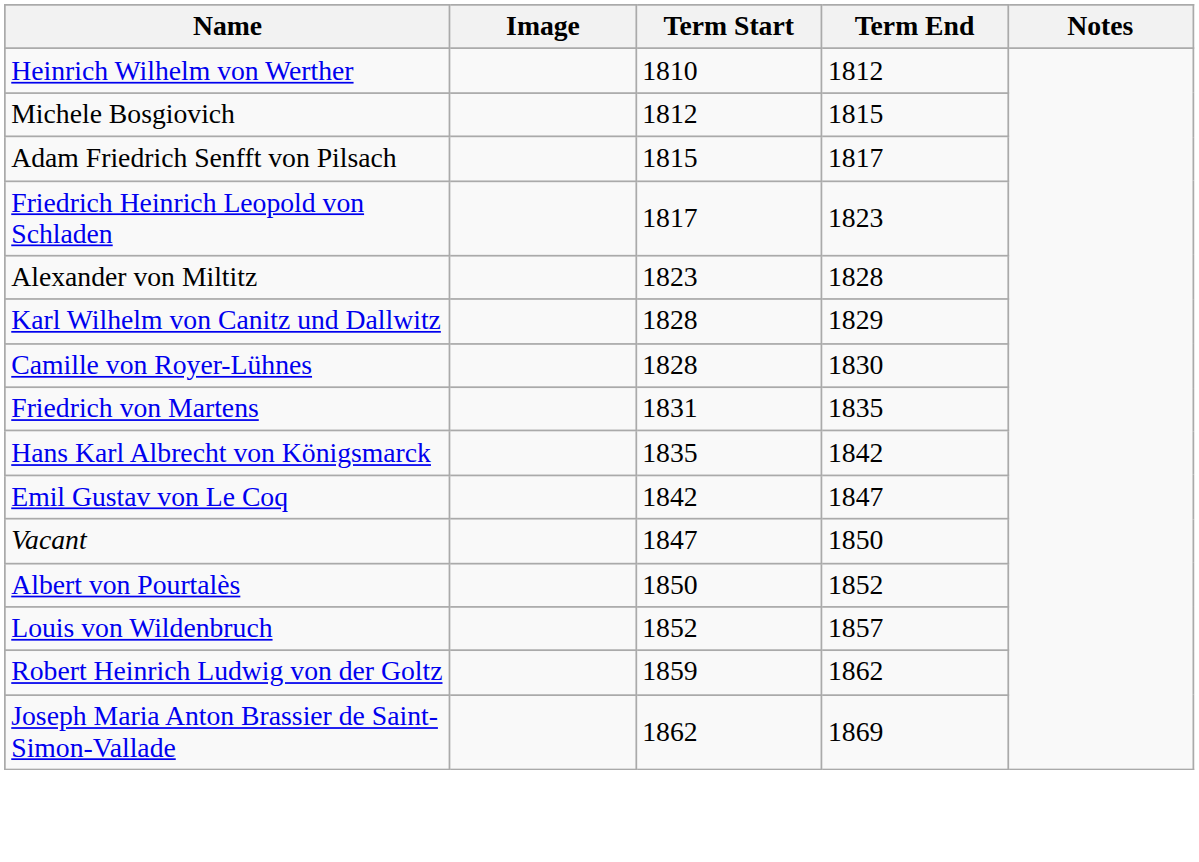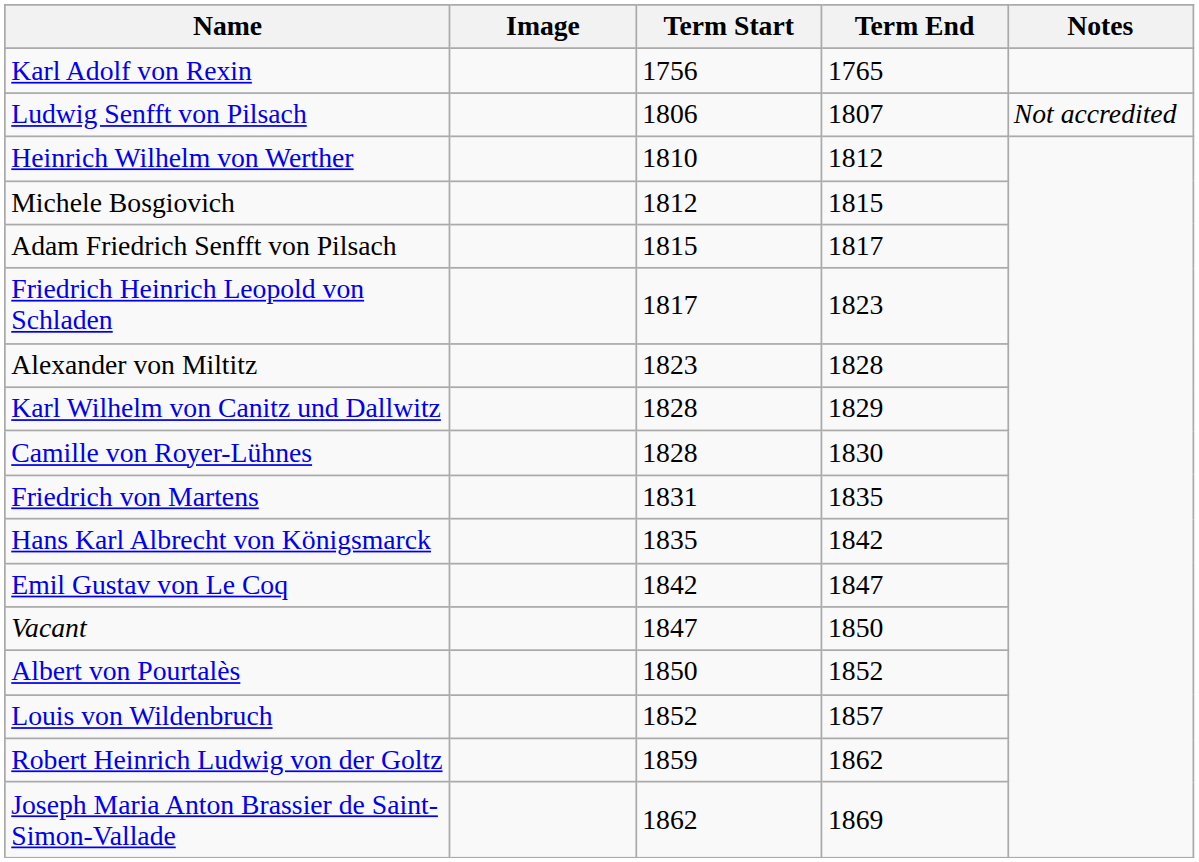+ row: (132, 70)
+ row: (159, 114)
